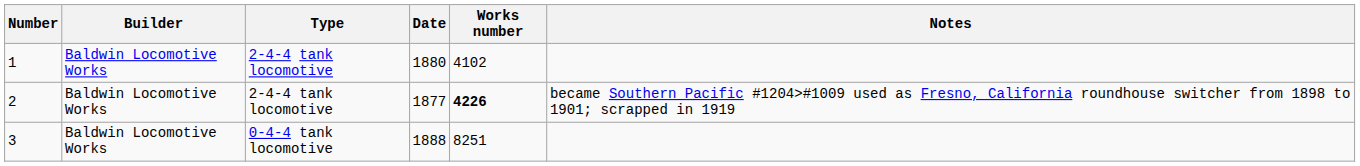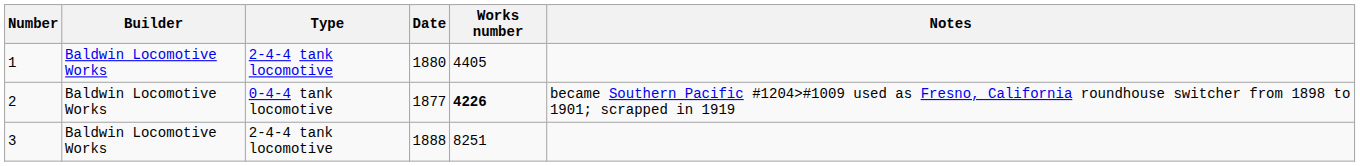(470, 63) 4102 -> (470, 63) 4405
(291, 102) 2-4-4 tank locomotive -> (291, 102) 0-4-4 tank locomotive
(291, 141) 0-4-4 tank locomotive -> (291, 141) 2-4-4 tank locomotive
